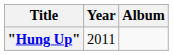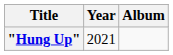(101, 38) 2011 -> (101, 38) 2021
